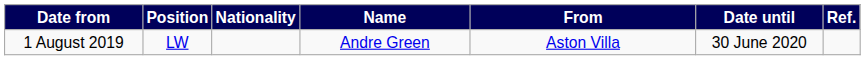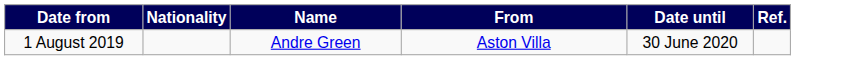- column: (177, 17)
